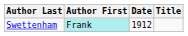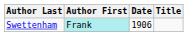(142, 25) 1912 -> (142, 25) 1906
